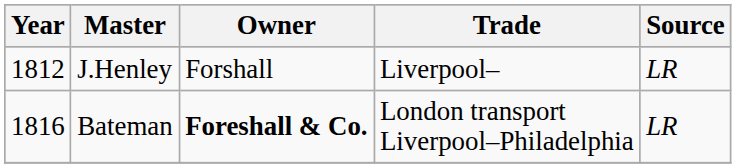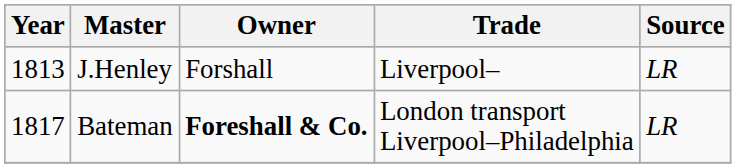(38, 68) 1812 -> (38, 68) 1813
(38, 126) 1816 -> (38, 126) 1817
